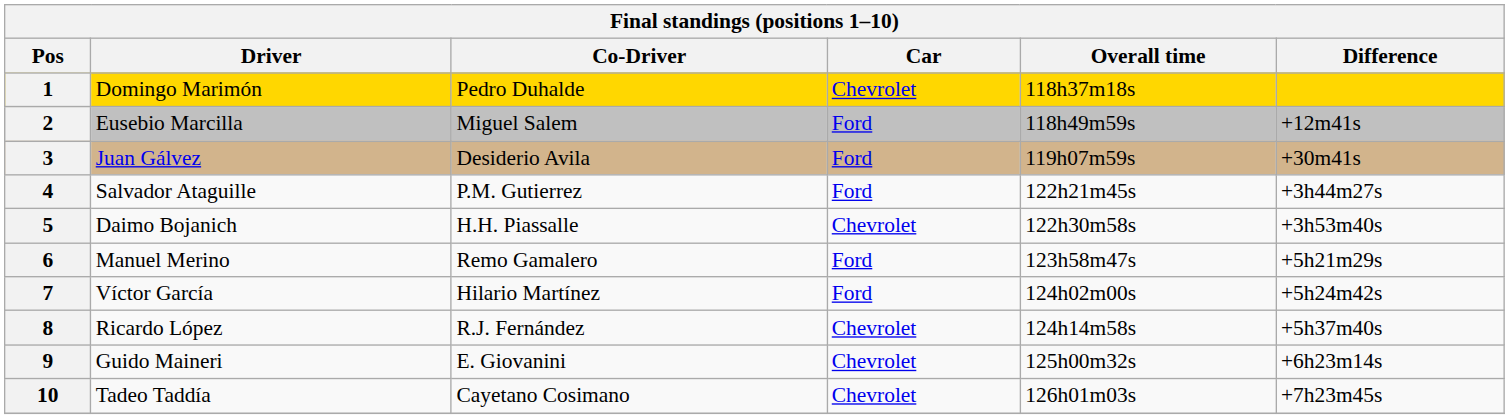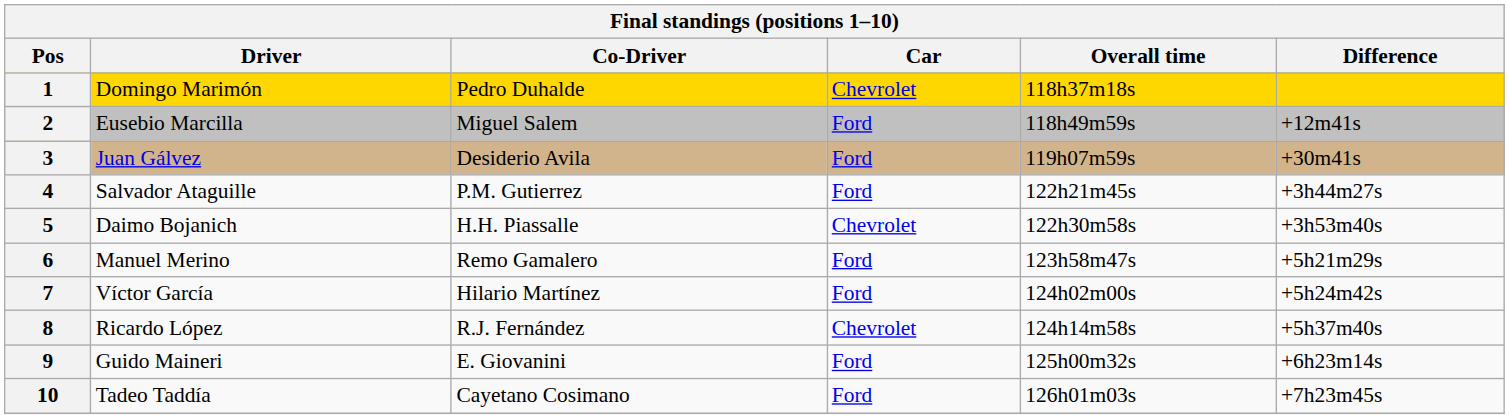(874, 361) Chevrolet -> (852, 361) Ford
(874, 395) Chevrolet -> (852, 395) Ford
